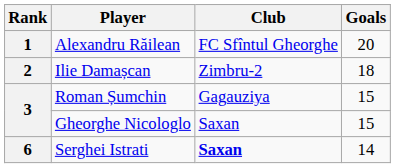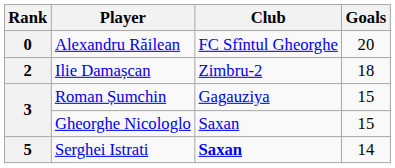(28, 44) 1 -> (28, 44) 0
(28, 149) 6 -> (28, 149) 5
